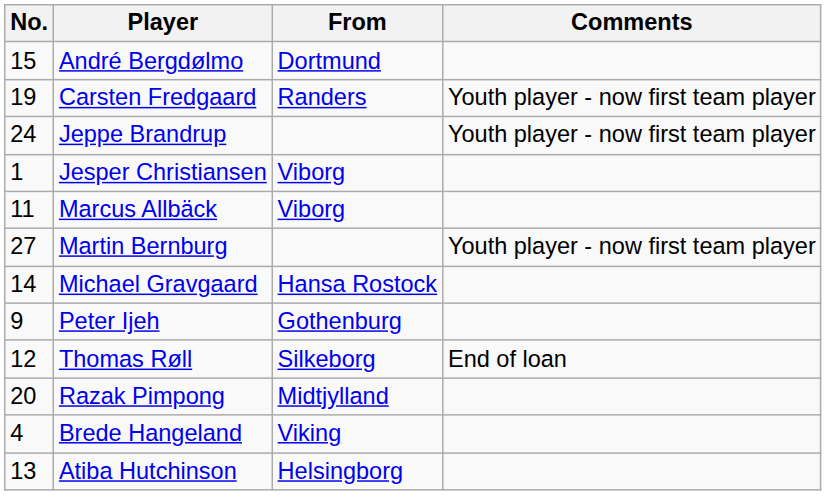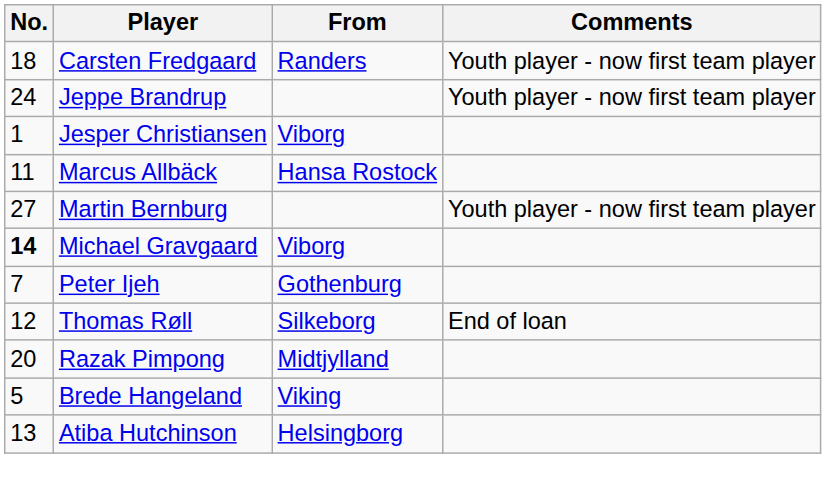- row: (151, 60)
(23, 97) 19 -> (23, 60) 18
(311, 209) Viborg -> (357, 172) Hansa Rostock
(23, 284) normal -> (23, 246) bold
(357, 284) Hansa Rostock -> (311, 246) Viborg
(17, 321) 9 -> (17, 284) 7
(17, 433) 4 -> (17, 396) 5
